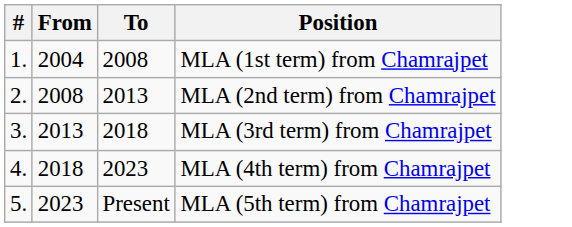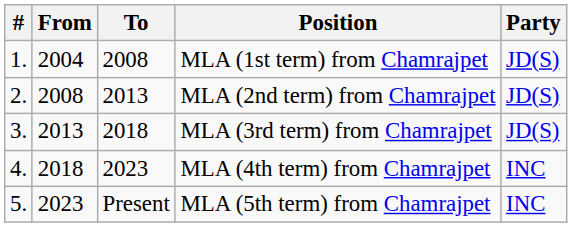+ column: (533, 22)
